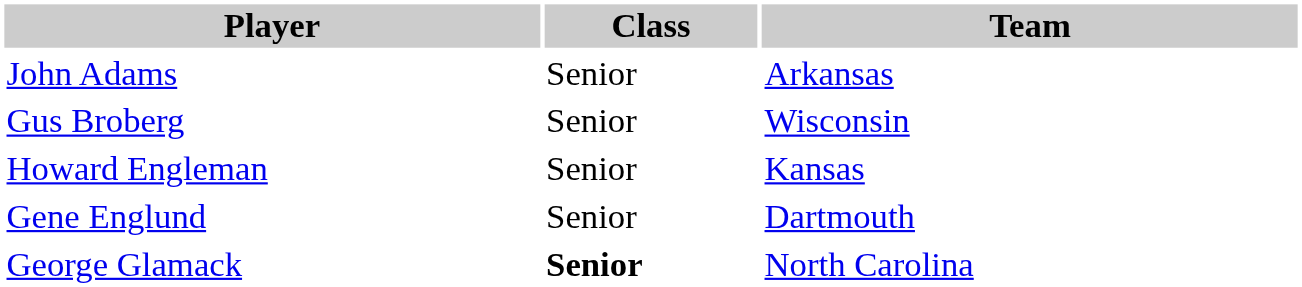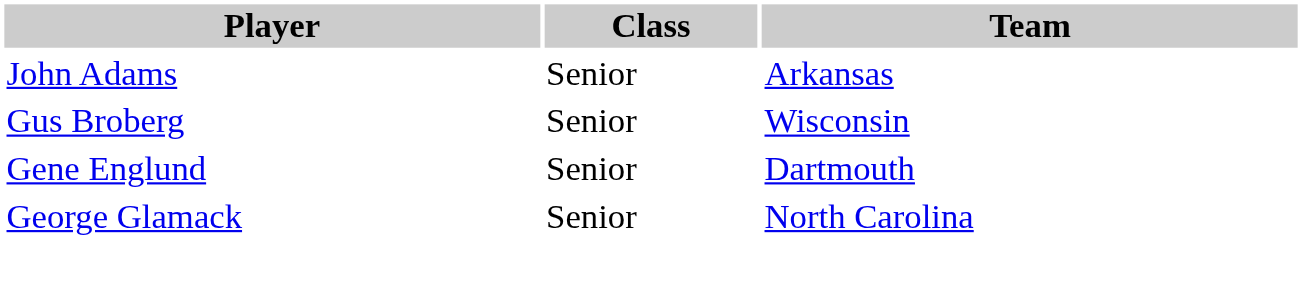- row: (137, 168)
(594, 264) bold -> (591, 216) normal
